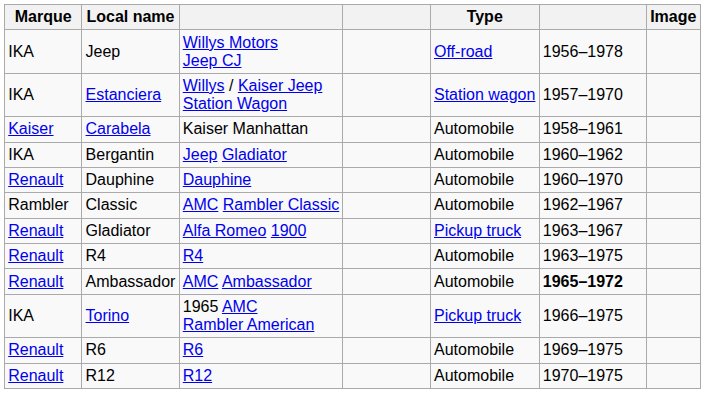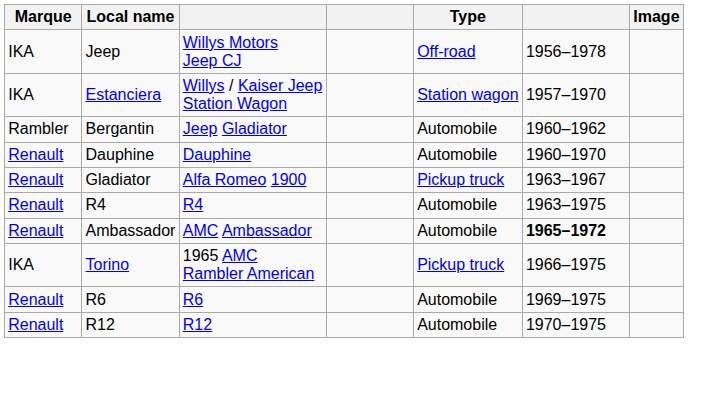- row: (118, 129)
(21, 154) IKA -> (38, 129) Rambler
- row: (111, 205)
